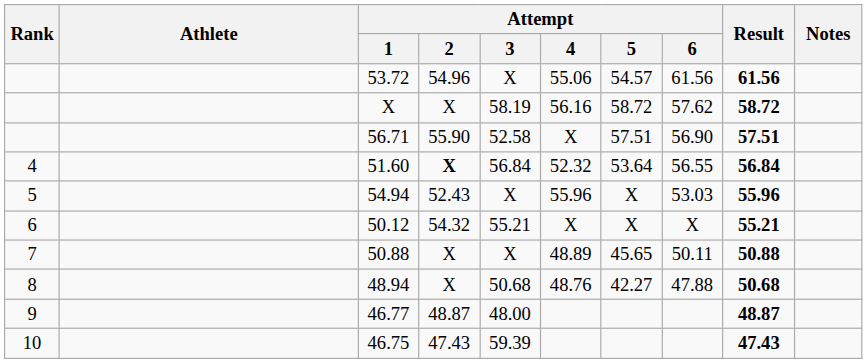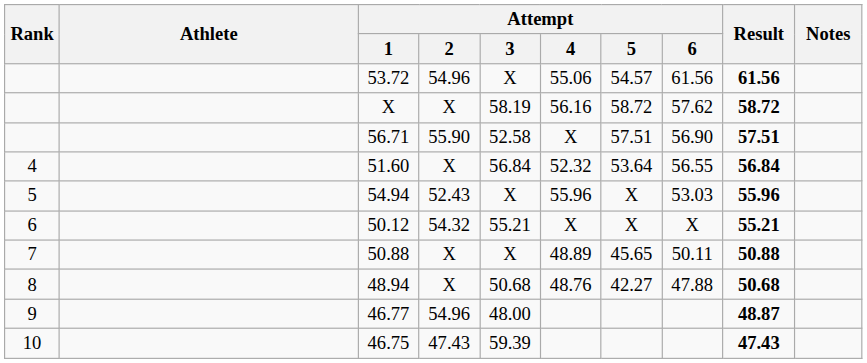(449, 166) bold -> (449, 166) normal
(449, 313) 48.87 -> (449, 313) 54.96
